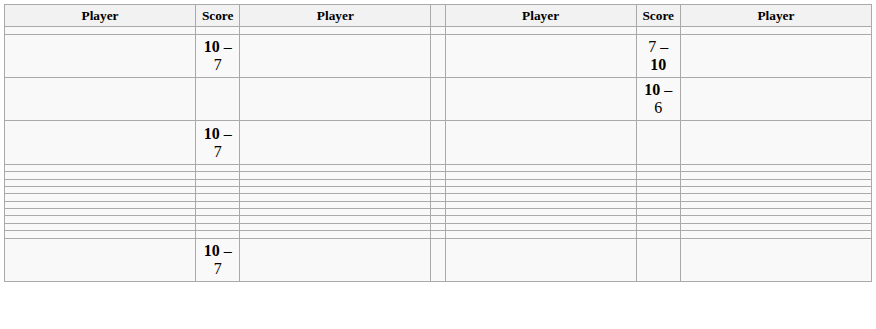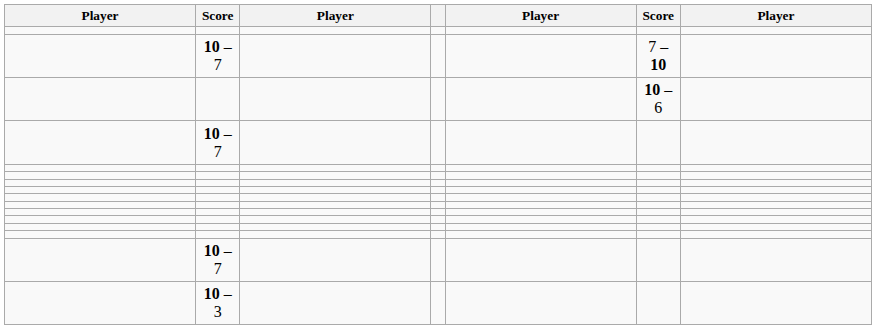+ row: (100, 303)
